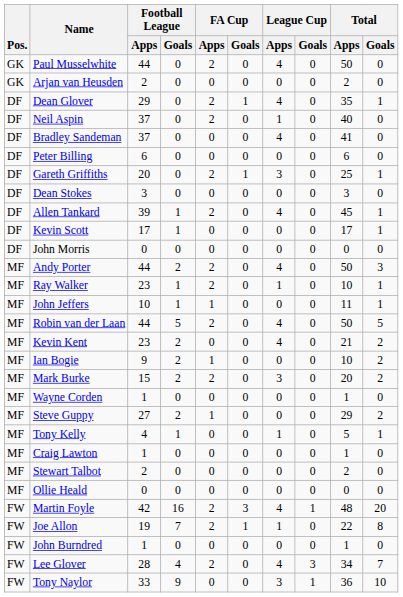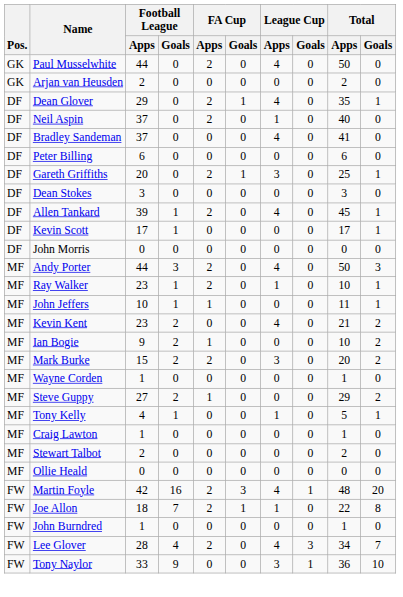(178, 267) 2 -> (176, 267) 3
- row: (79, 323)
(144, 527) 19 -> (142, 508) 18
